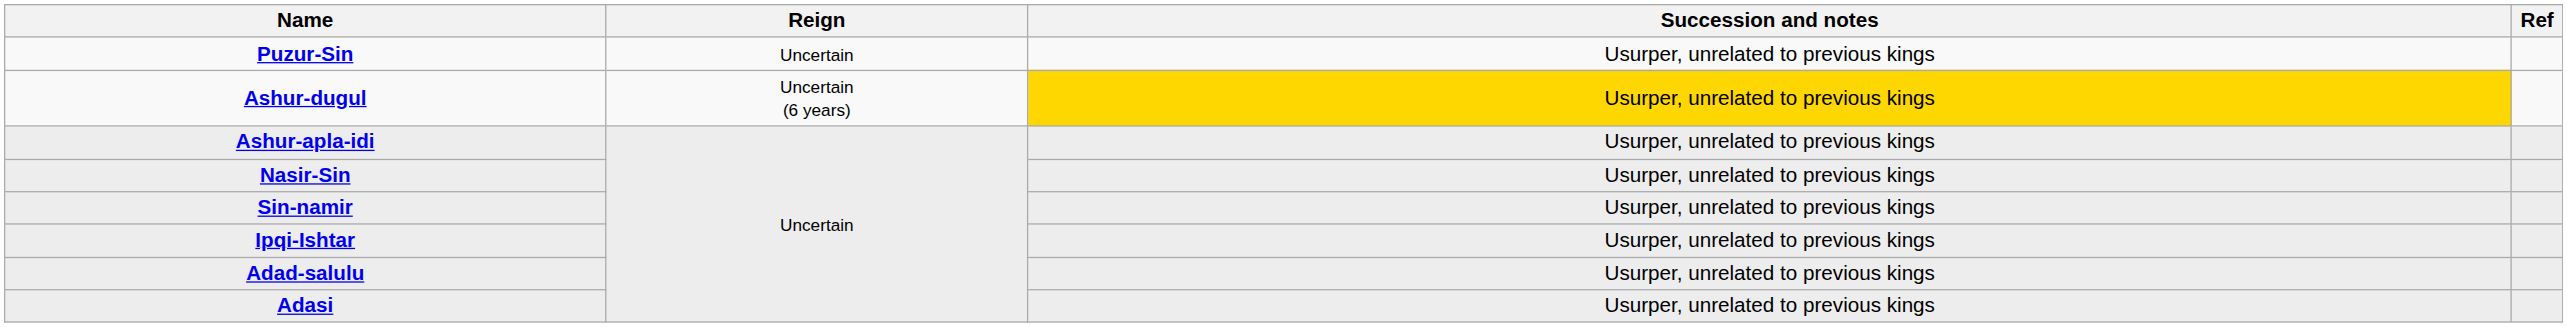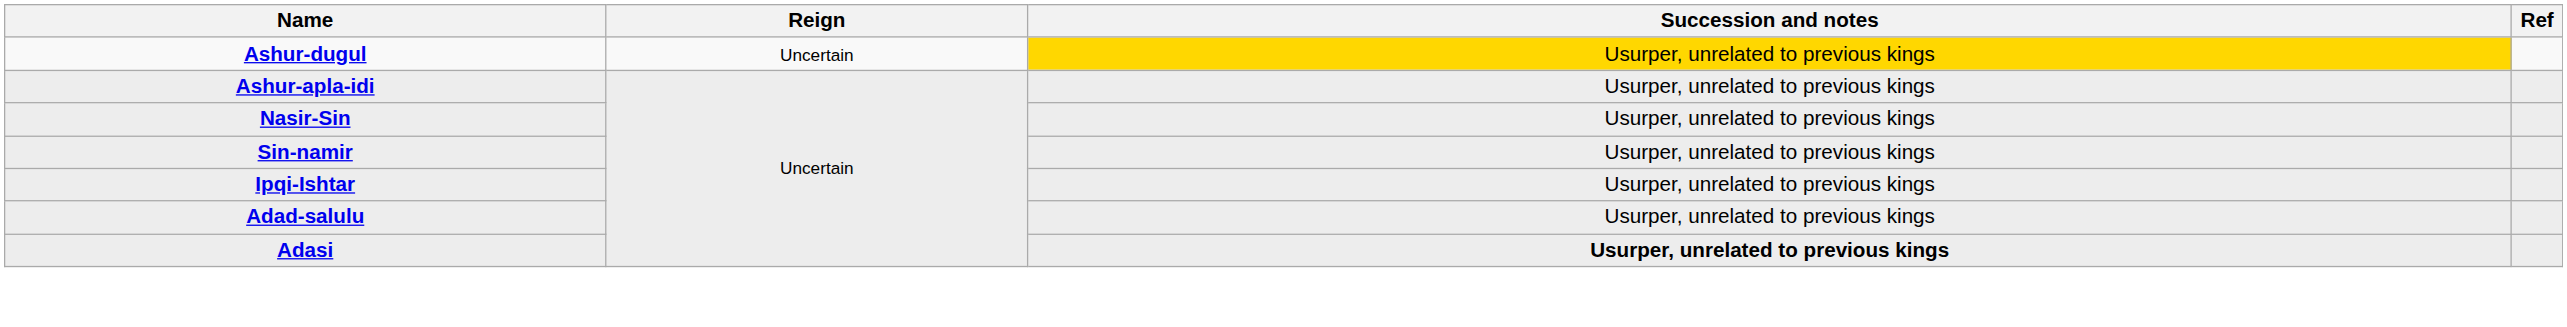- row: (305, 53)
(817, 99) Uncertain (6 years) -> (817, 54) Uncertain
(1770, 305) normal -> (1770, 250) bold
